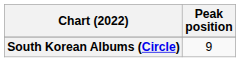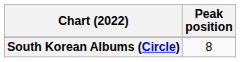(209, 47) 9 -> (209, 47) 8
